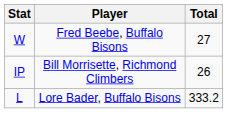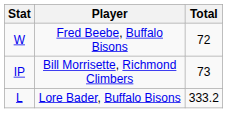(204, 39) 27 -> (204, 39) 72
(204, 72) 26 -> (204, 72) 73
